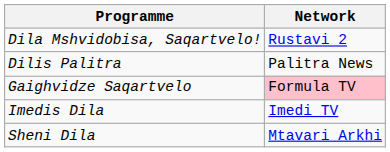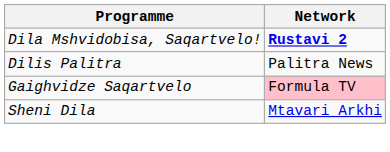(308, 40) normal -> (308, 40) bold
- row: (56, 111)
